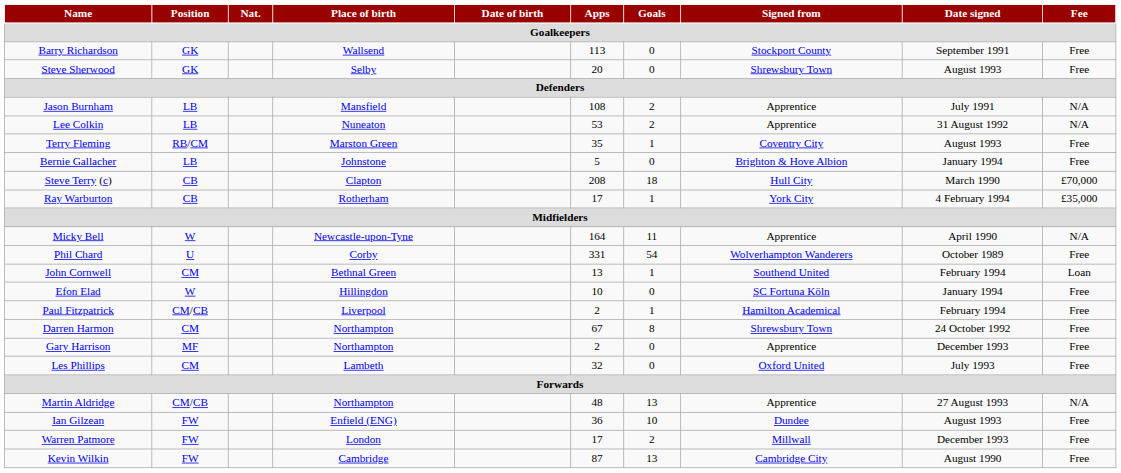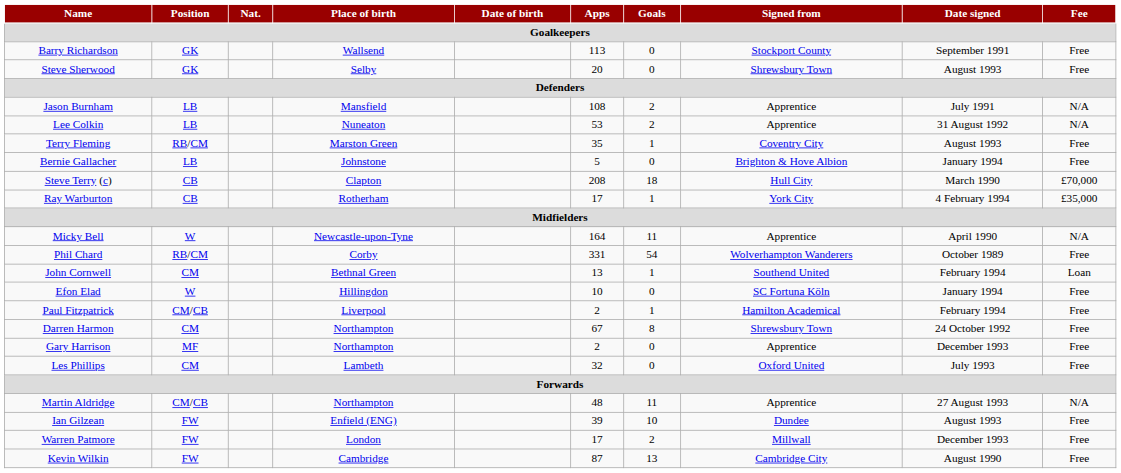(190, 254) U -> (190, 254) RB/CM
(652, 403) 13 -> (652, 403) 11
(597, 421) 36 -> (597, 421) 39
